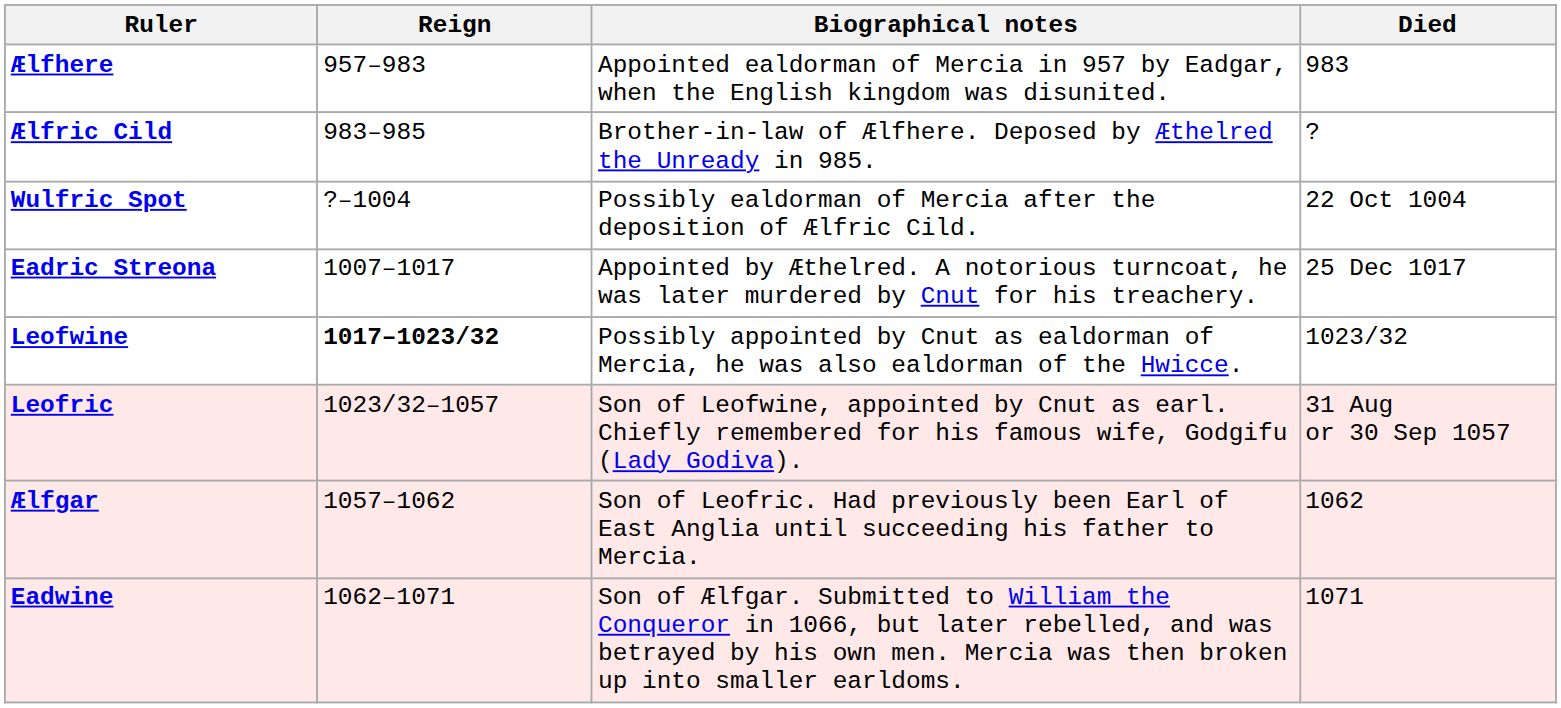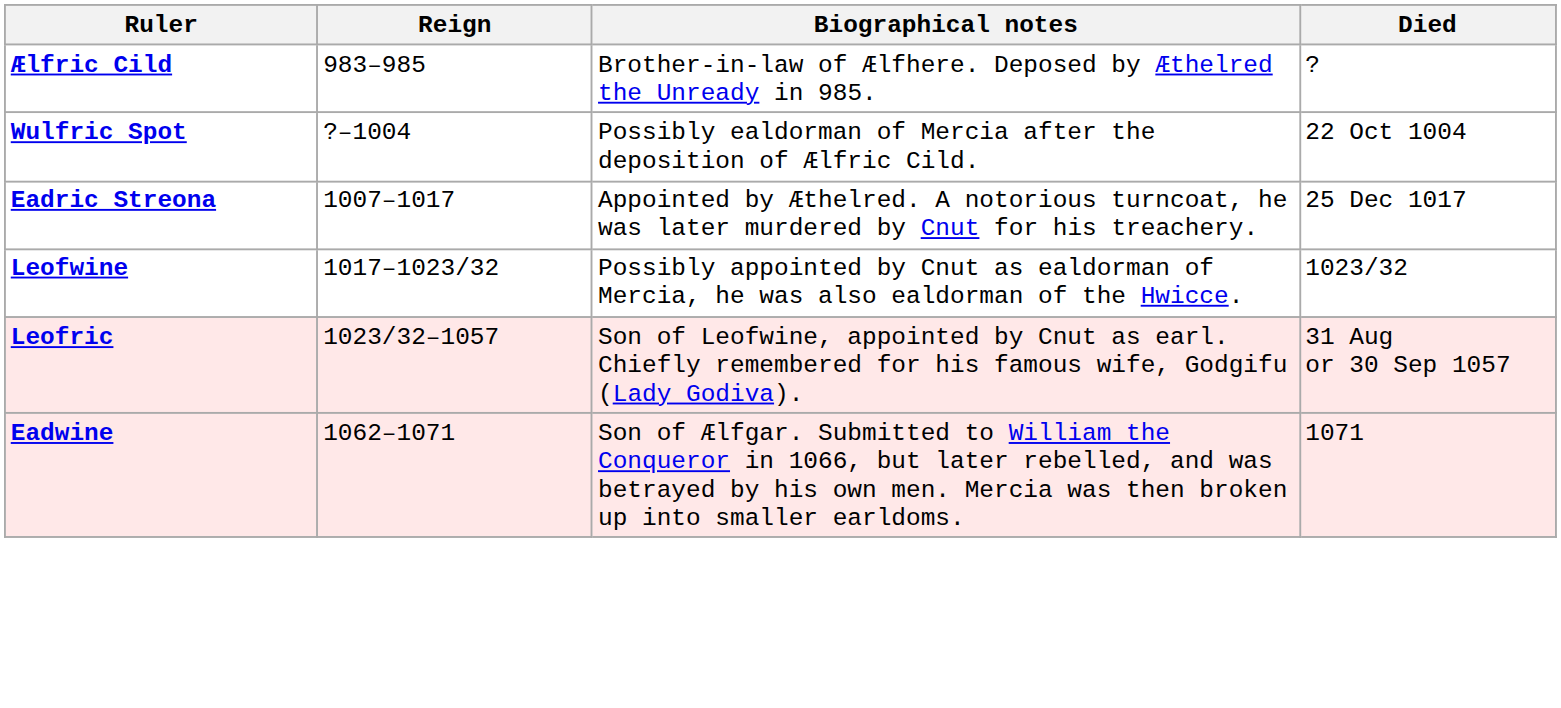- row: (62, 65)
(411, 337) bold -> (411, 269) normal
- row: (55, 501)
